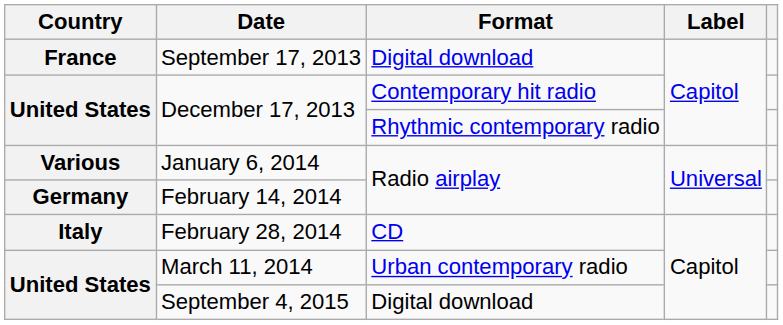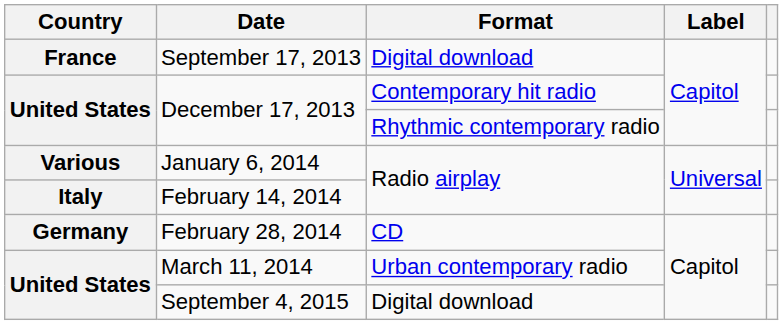(80, 197) Germany -> (80, 197) Italy
(80, 232) Italy -> (80, 232) Germany
